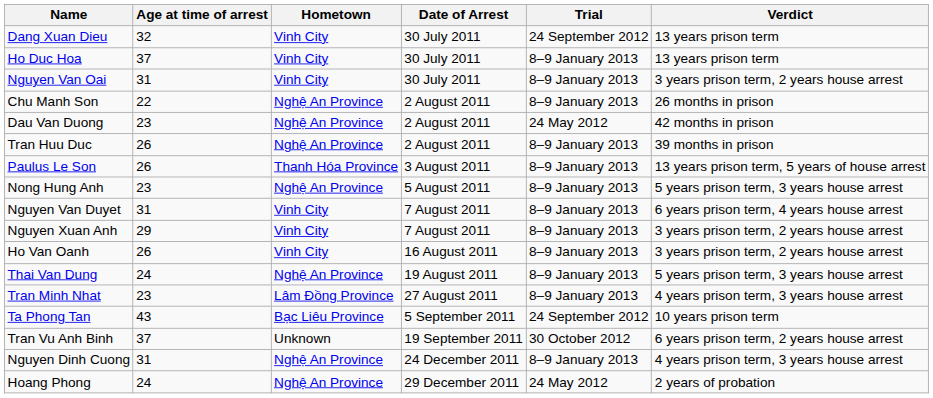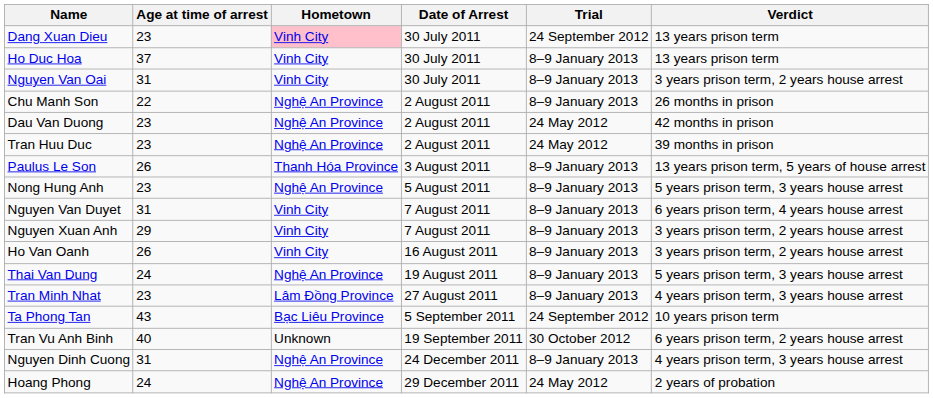(144, 36) 32 -> (144, 36) 23
(301, 36) no background -> (301, 36) pink background
(144, 144) 26 -> (144, 144) 23
(584, 144) 8–9 January 2013 -> (568, 144) 24 May 2012
(144, 338) 37 -> (144, 338) 40
